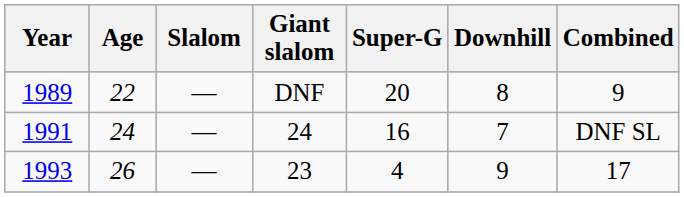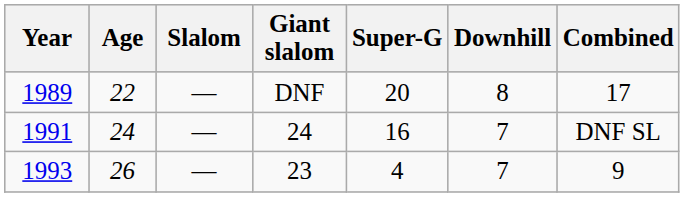(618, 91) 9 -> (618, 91) 17
(503, 171) 9 -> (503, 171) 7
(618, 171) 17 -> (618, 171) 9
